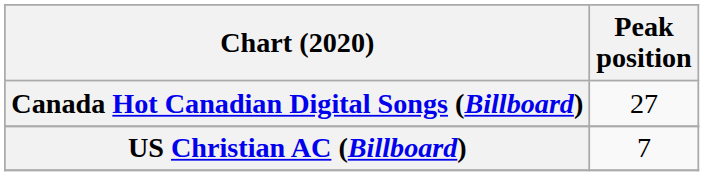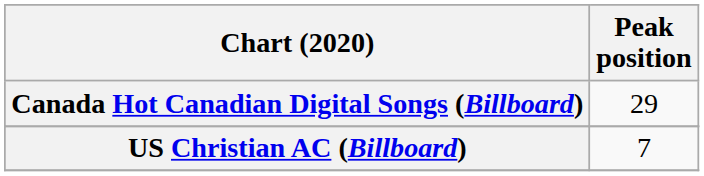(644, 103) 27 -> (644, 103) 29
